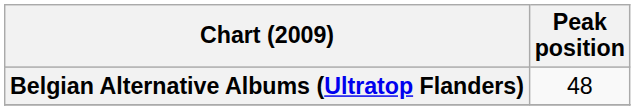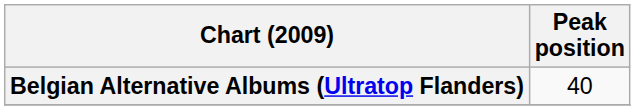(580, 85) 48 -> (580, 85) 40
